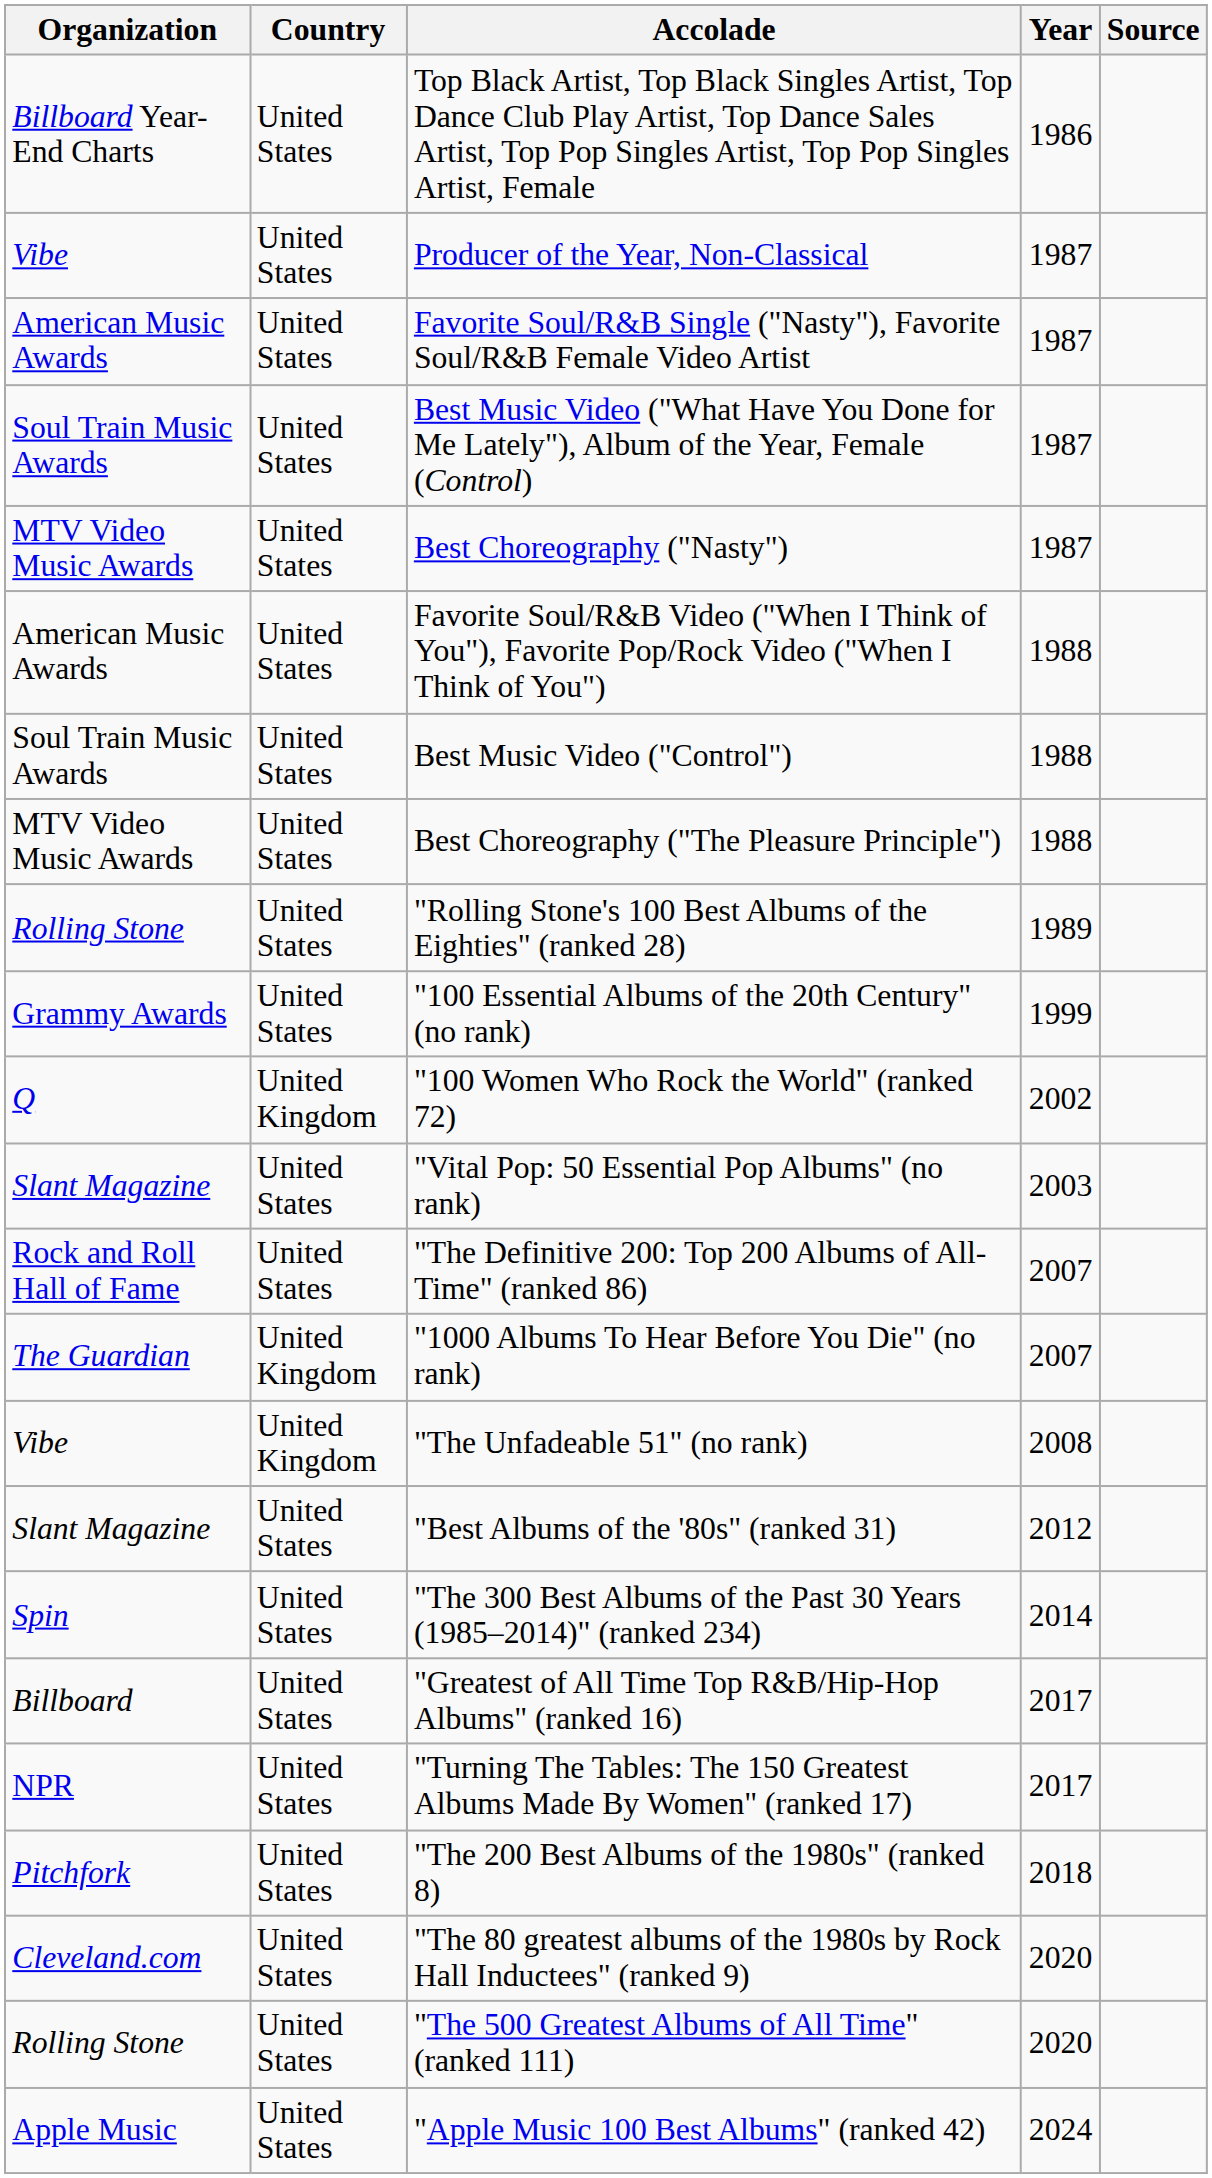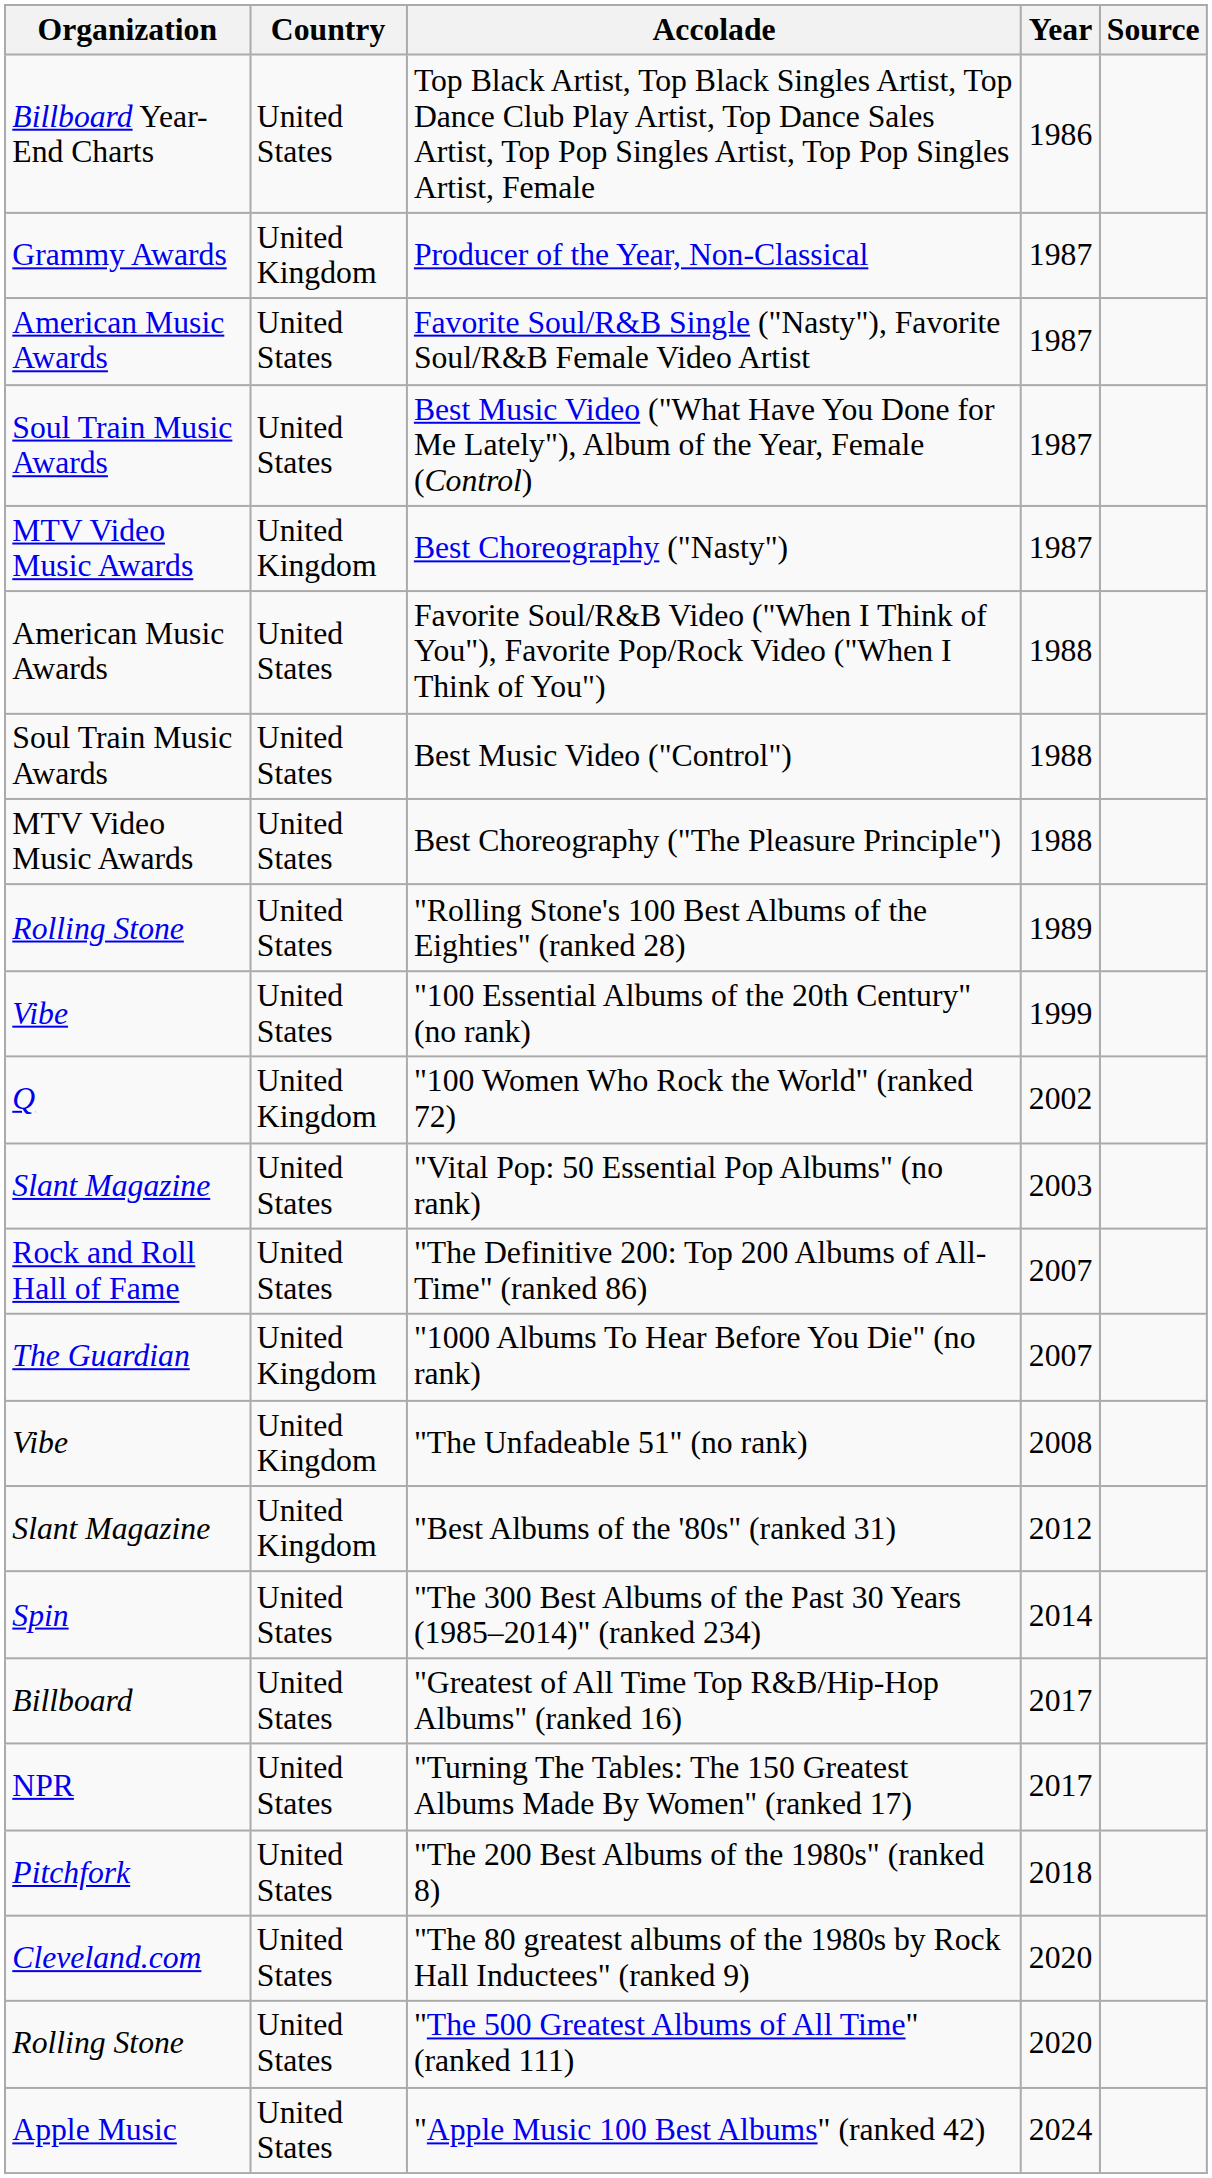(40, 254) Vibe -> (120, 254) Grammy Awards
(300, 254) United States -> (317, 254) United Kingdom
(300, 548) United States -> (317, 548) United Kingdom
(120, 1013) Grammy Awards -> (40, 1013) Vibe
(300, 1528) United States -> (317, 1528) United Kingdom
